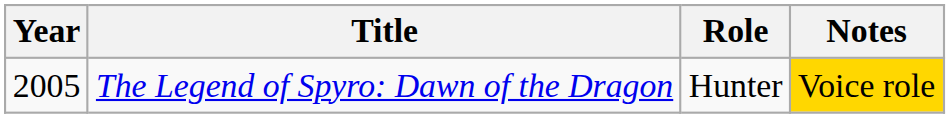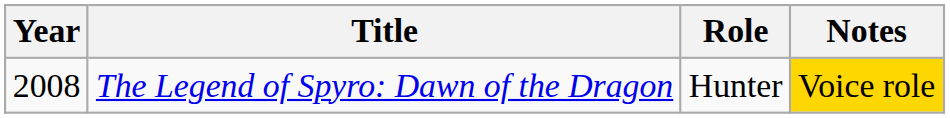(47, 84) 2005 -> (47, 84) 2008
